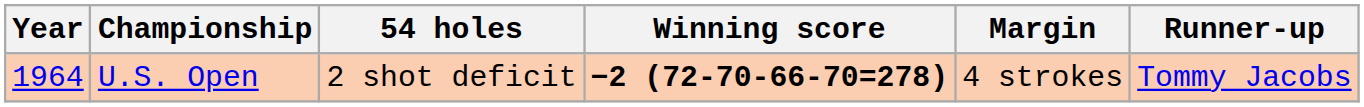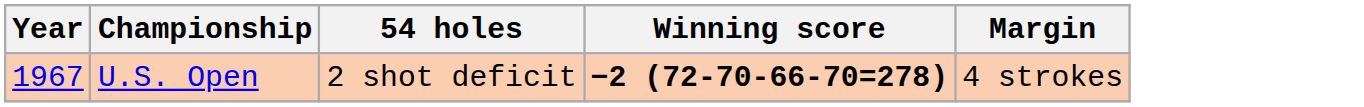- column: (1244, 29)
(48, 78) 1964 -> (48, 78) 1967
